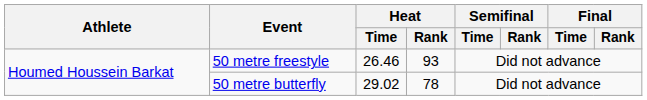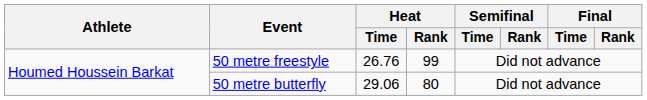(381, 61) 26.46 -> (381, 61) 26.76
(431, 61) 93 -> (431, 61) 99
(381, 84) 29.02 -> (381, 84) 29.06
(431, 84) 78 -> (431, 84) 80
